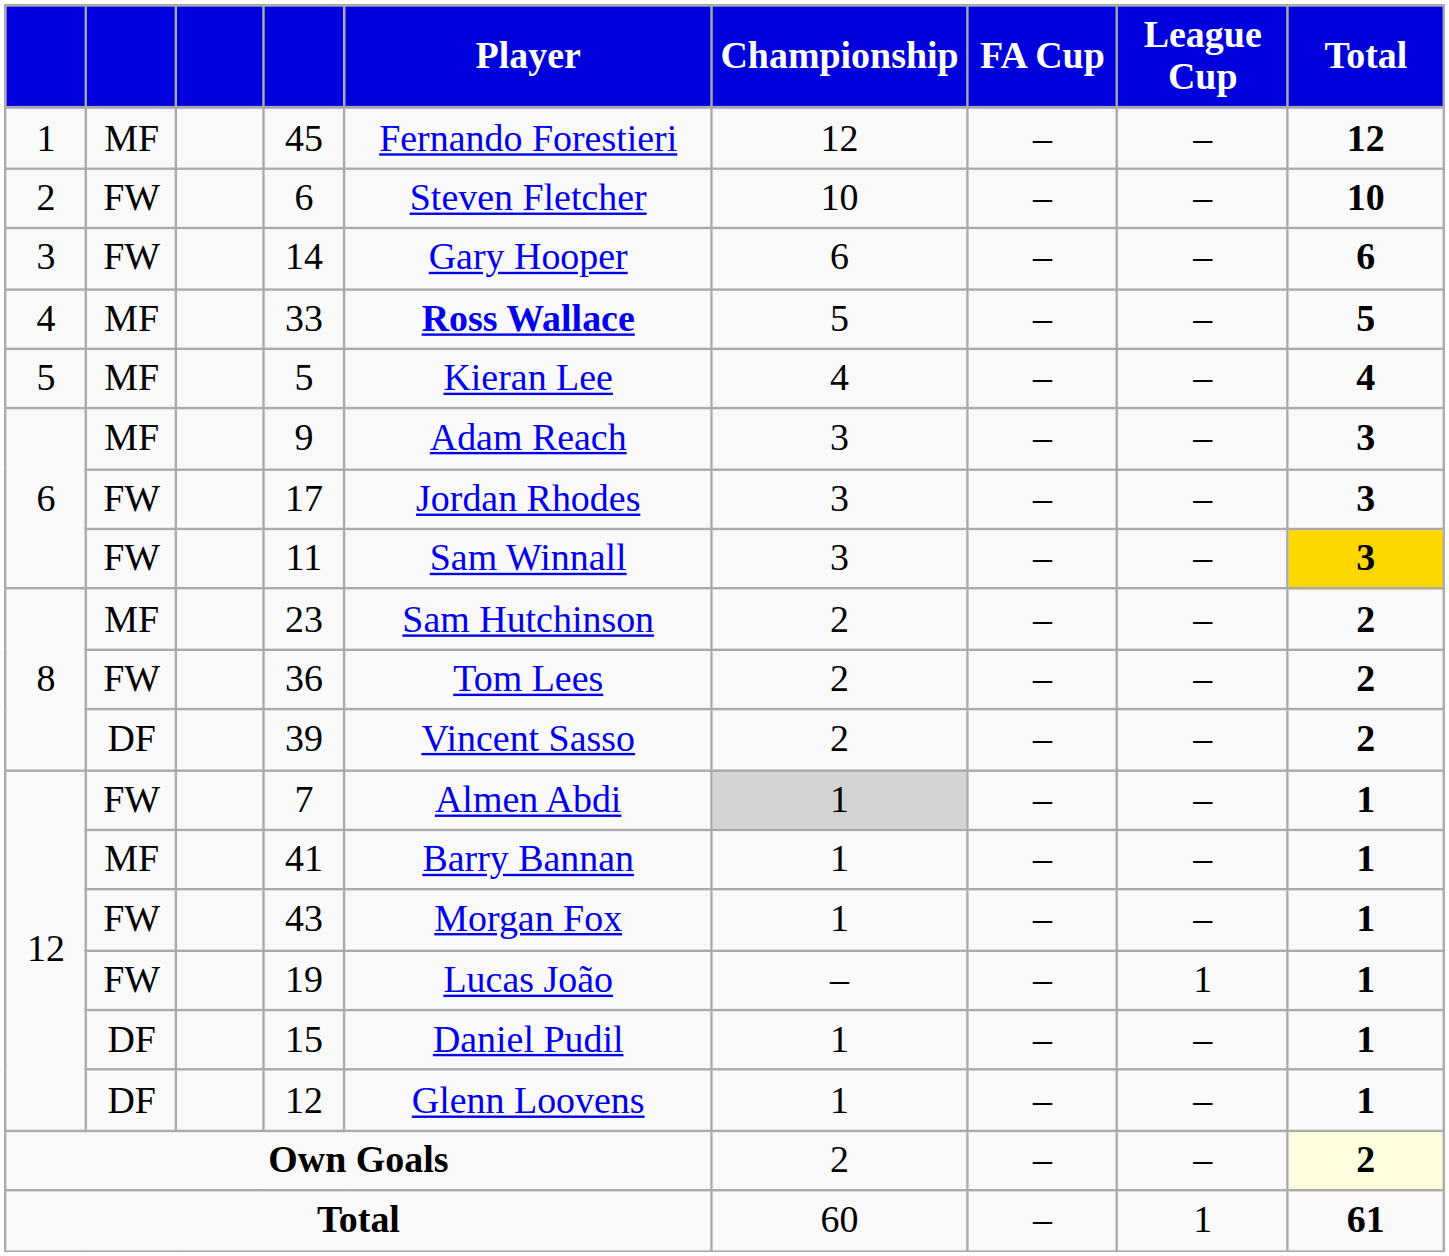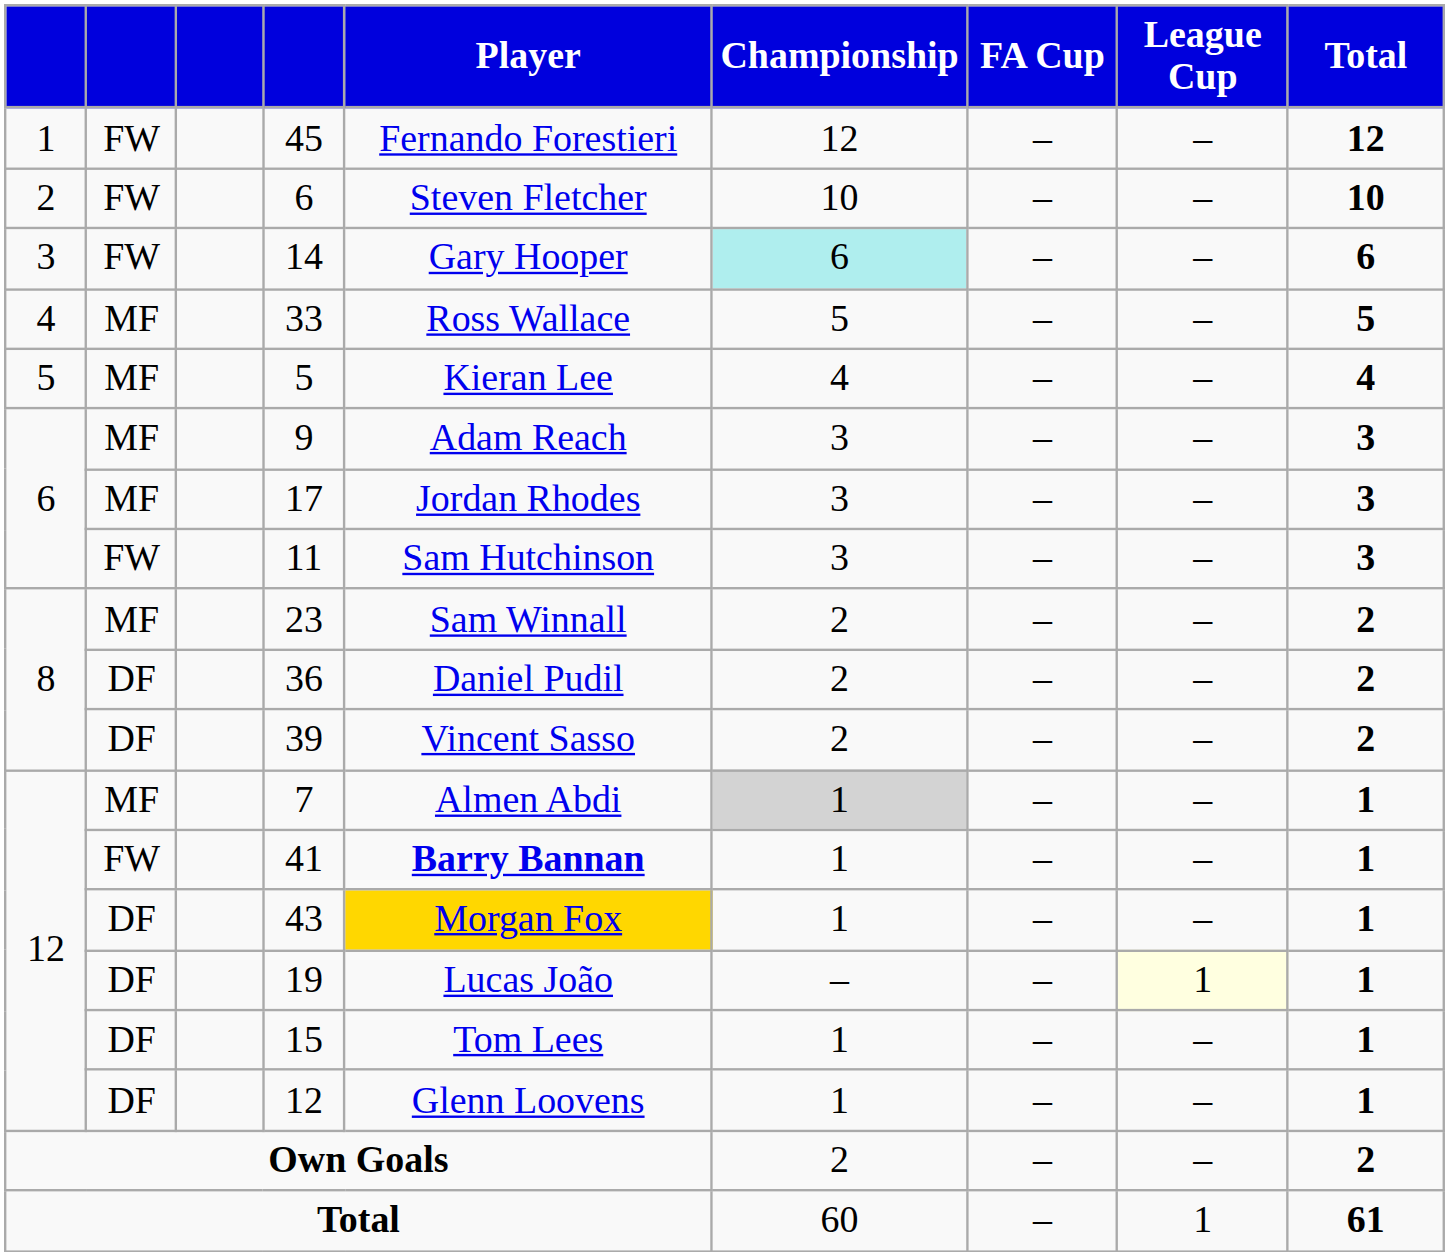(132, 137) MF -> (132, 137) FW
(840, 257) no background -> (840, 257) paleturquoise background
(528, 317) bold -> (528, 317) normal
(132, 498) FW -> (132, 498) MF
(528, 558) Sam Winnall -> (528, 558) Sam Hutchinson
(1366, 558) gold background -> (1366, 558) no background
(528, 618) Sam Hutchinson -> (528, 618) Sam Winnall
(132, 678) FW -> (132, 678) DF
(528, 678) Tom Lees -> (528, 678) Daniel Pudil
(132, 798) FW -> (132, 798) MF
(132, 859) MF -> (132, 859) FW
(528, 859) normal -> (528, 859) bold
(132, 919) FW -> (132, 919) DF
(528, 919) no background -> (528, 919) gold background
(132, 979) FW -> (132, 979) DF
(1203, 979) no background -> (1203, 979) lightyellow background
(528, 1039) Daniel Pudil -> (528, 1039) Tom Lees
(1366, 1159) lightyellow background -> (1366, 1159) no background
